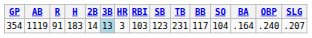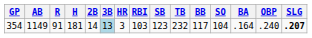(37, 26) 1119 -> (37, 26) 1149
(75, 26) 183 -> (75, 26) 181
(180, 26) 231 -> (180, 26) 232
(294, 26) normal -> (294, 26) bold
